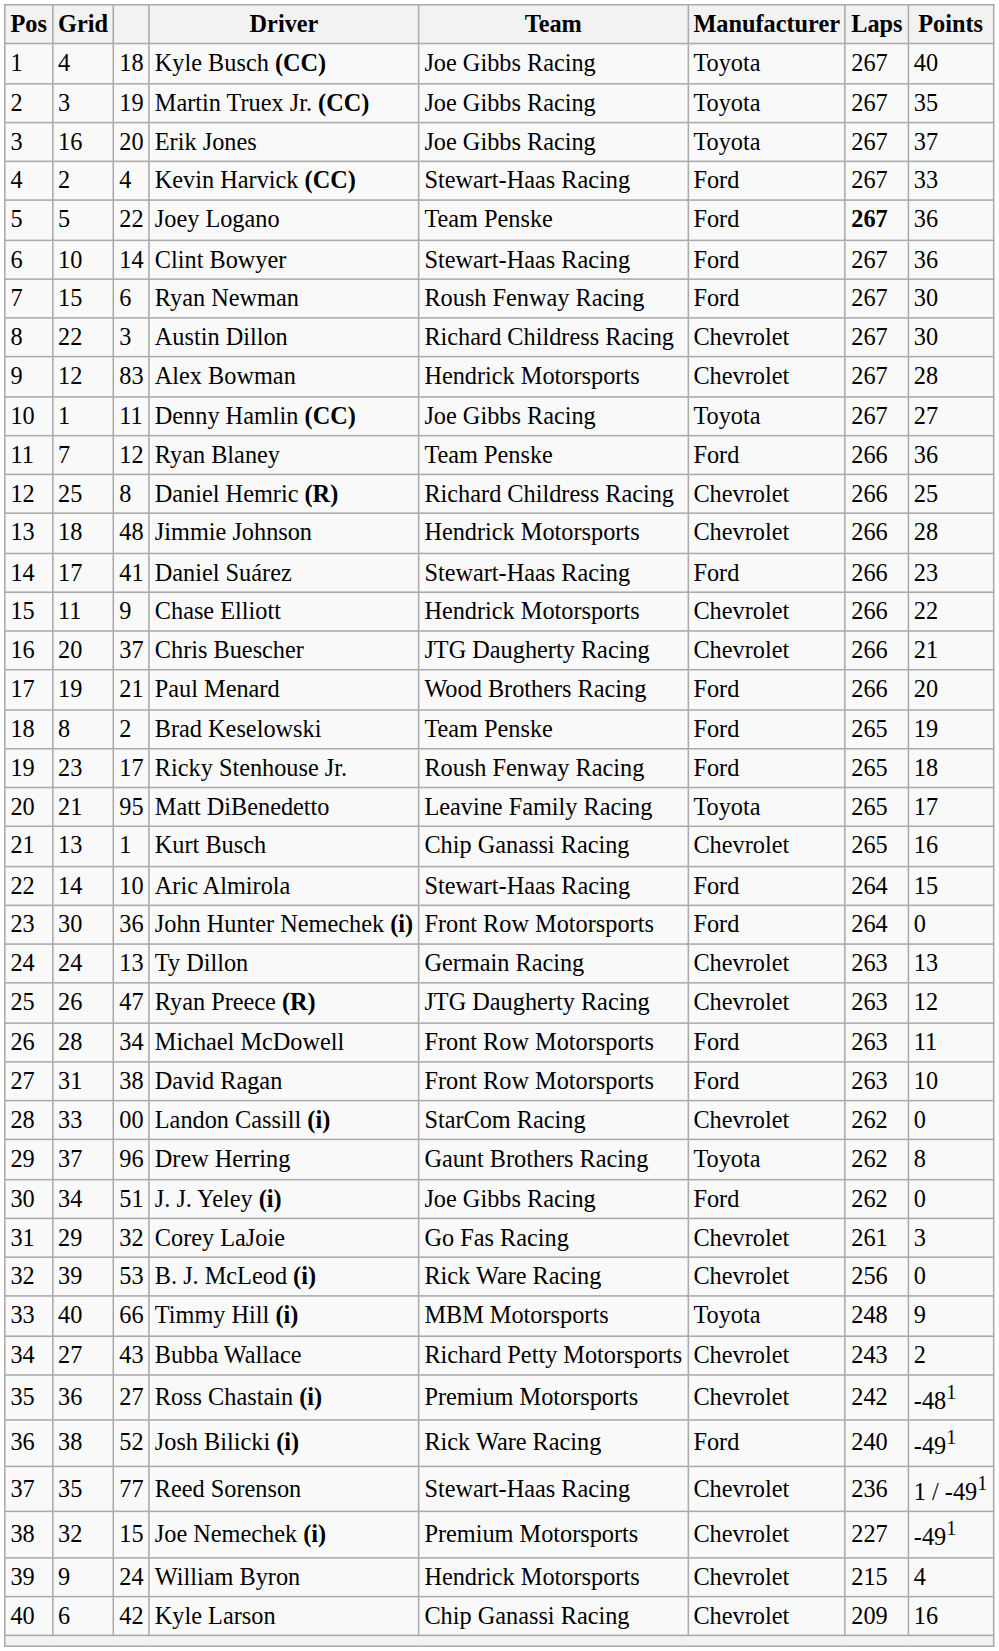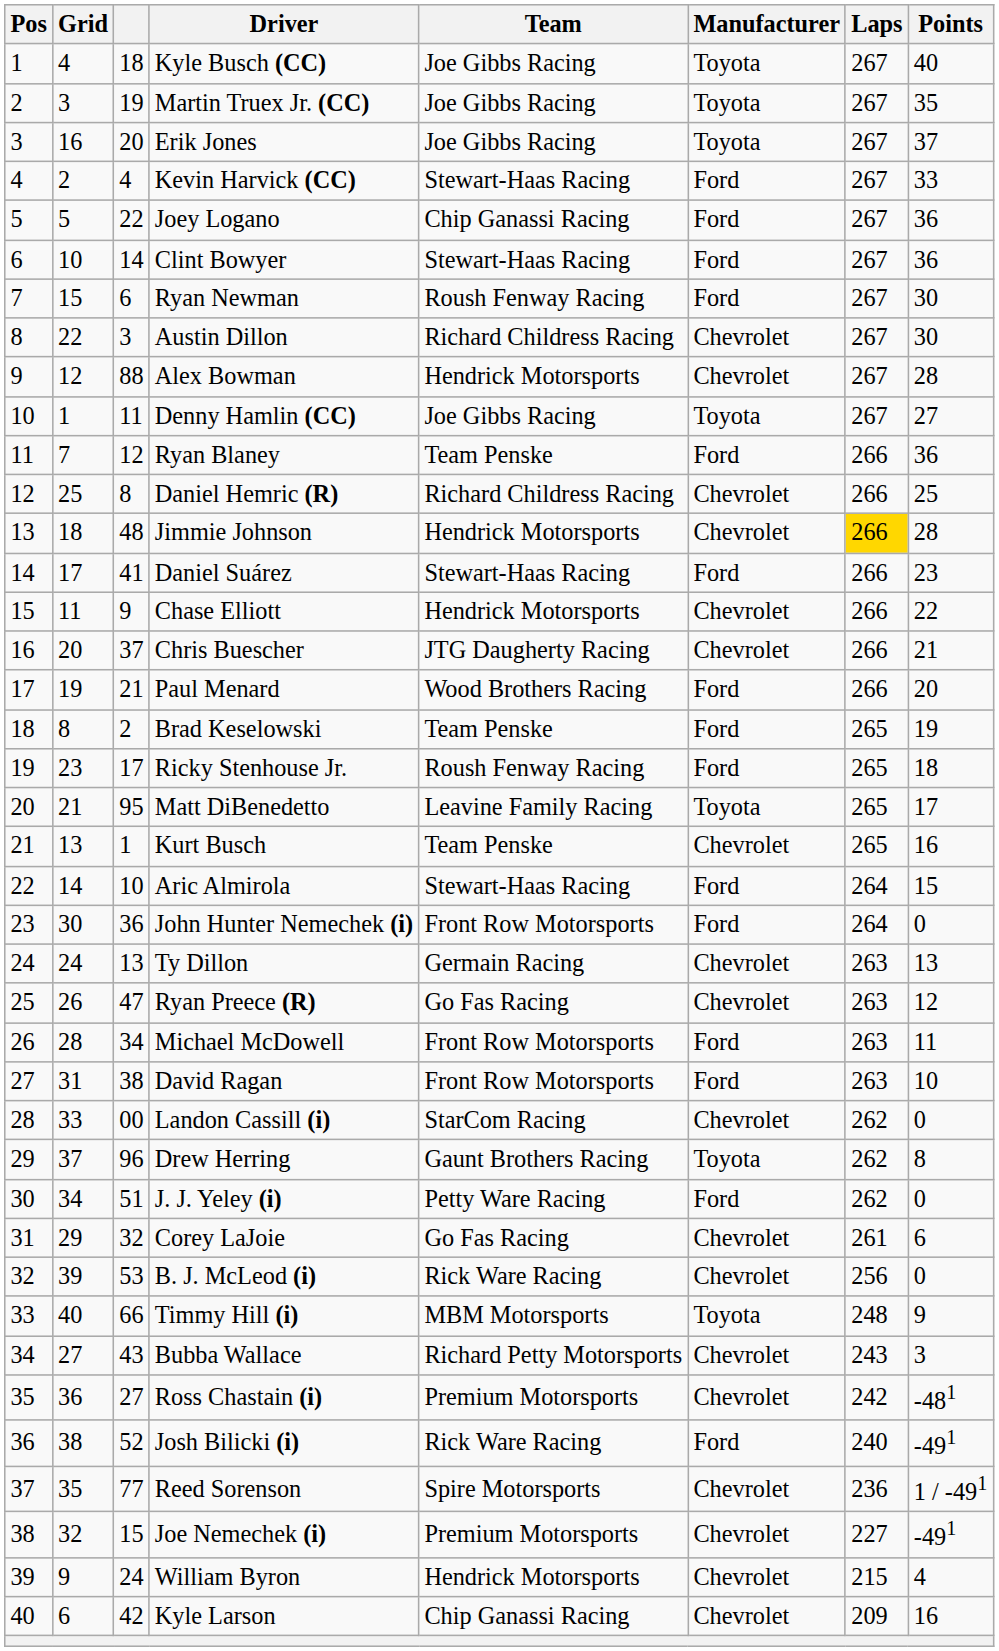(489, 219) Team Penske -> (527, 219) Chip Ganassi Racing
(869, 219) bold -> (869, 219) normal
(131, 375) 83 -> (131, 375) 88
(869, 532) no background -> (869, 532) gold background
(527, 845) Chip Ganassi Racing -> (489, 845) Team Penske
(537, 1002) JTG Daugherty Racing -> (497, 1002) Go Fas Racing
(510, 1197) Joe Gibbs Racing -> (515, 1197) Petty Ware Racing
(920, 1237) 3 -> (920, 1237) 6
(920, 1354) 2 -> (920, 1354) 3
(527, 1488) Stewart-Haas Racing -> (512, 1488) Spire Motorsports
